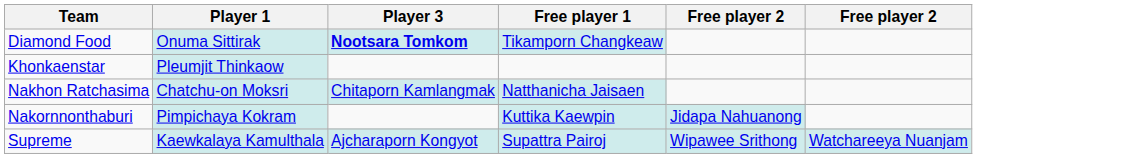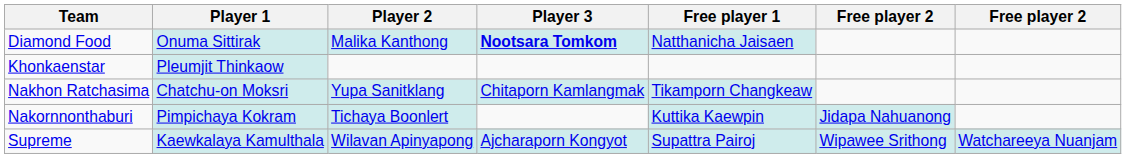+ column: (402, 16)
(583, 41) Tikamporn Changkeaw -> (723, 41) Natthanicha Jaisaen
(573, 91) Natthanicha Jaisaen -> (732, 91) Tikamporn Changkeaw
